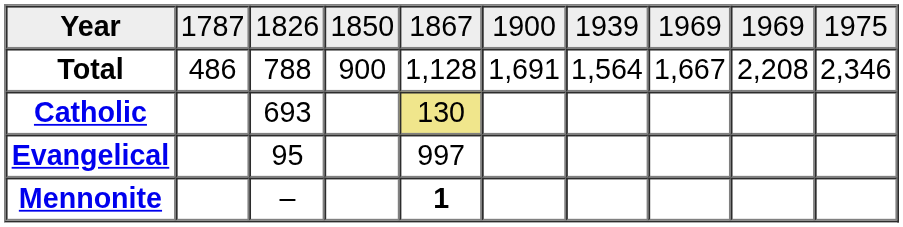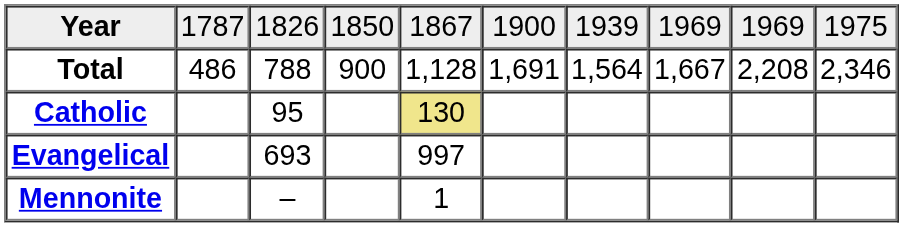(287, 112) 693 -> (287, 112) 95
(287, 155) 95 -> (287, 155) 693
(441, 198) bold -> (441, 198) normal
